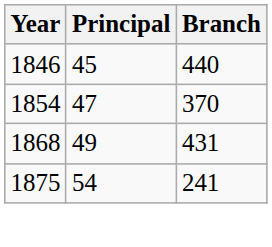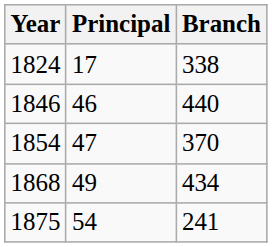+ row: (35, 63)
(84, 63) 45 -> (84, 103) 46
(201, 143) 431 -> (201, 182) 434
